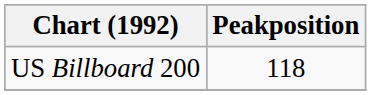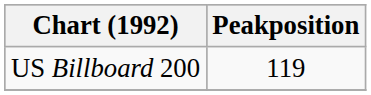(286, 68) 118 -> (286, 68) 119
